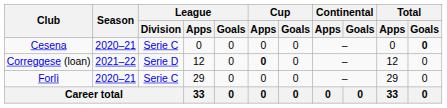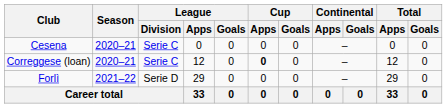(425, 45) bold -> (425, 45) normal
(116, 62) 2021–22 -> (116, 62) 2020–21
(161, 62) Serie D -> (161, 62) Serie C
(116, 78) 2020–21 -> (116, 78) 2021–22
(161, 78) Serie C -> (161, 78) Serie D
